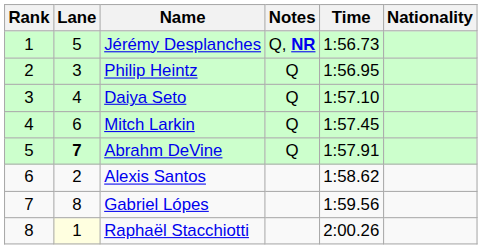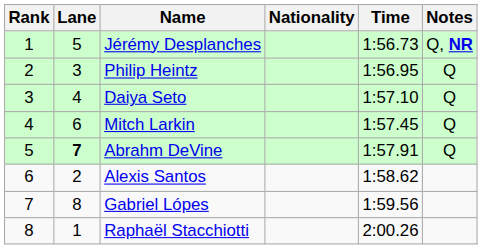columns swapped: (430, 17) <-> (292, 17)
(77, 230) lightyellow background -> (77, 230) no background
